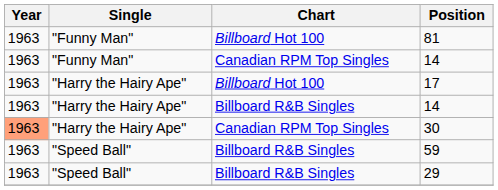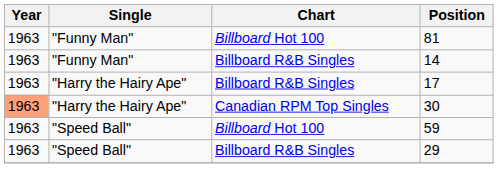(302, 60) Canadian RPM Top Singles -> (285, 60) Billboard R&B Singles
(270, 83) Billboard Hot 100 -> (285, 83) Billboard R&B Singles
- row: (119, 106)
(285, 151) Billboard R&B Singles -> (270, 128) Billboard Hot 100
